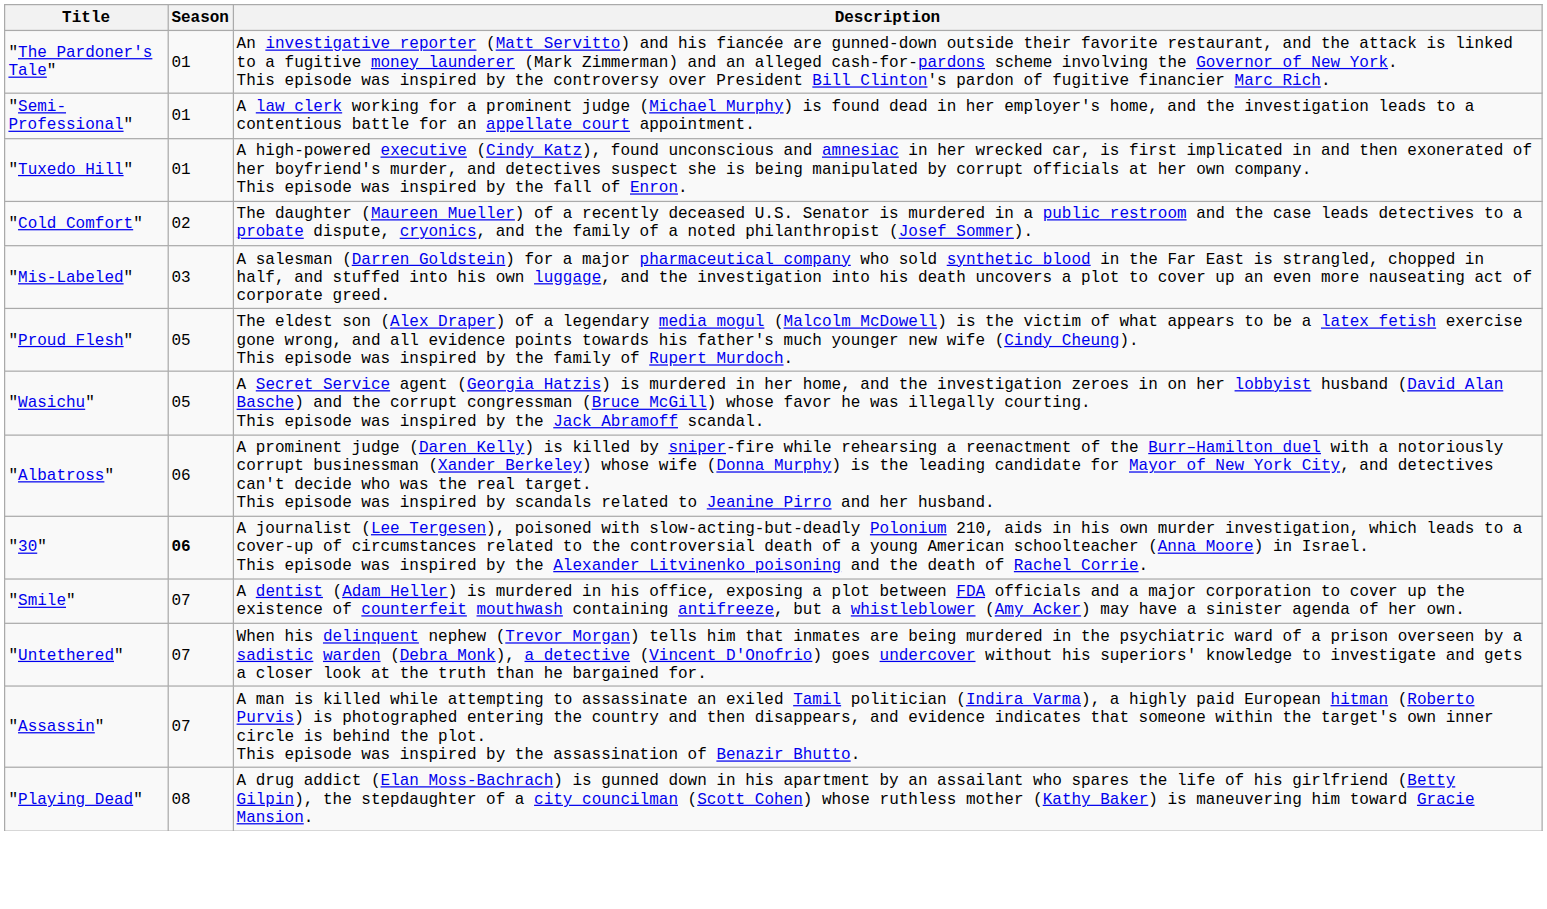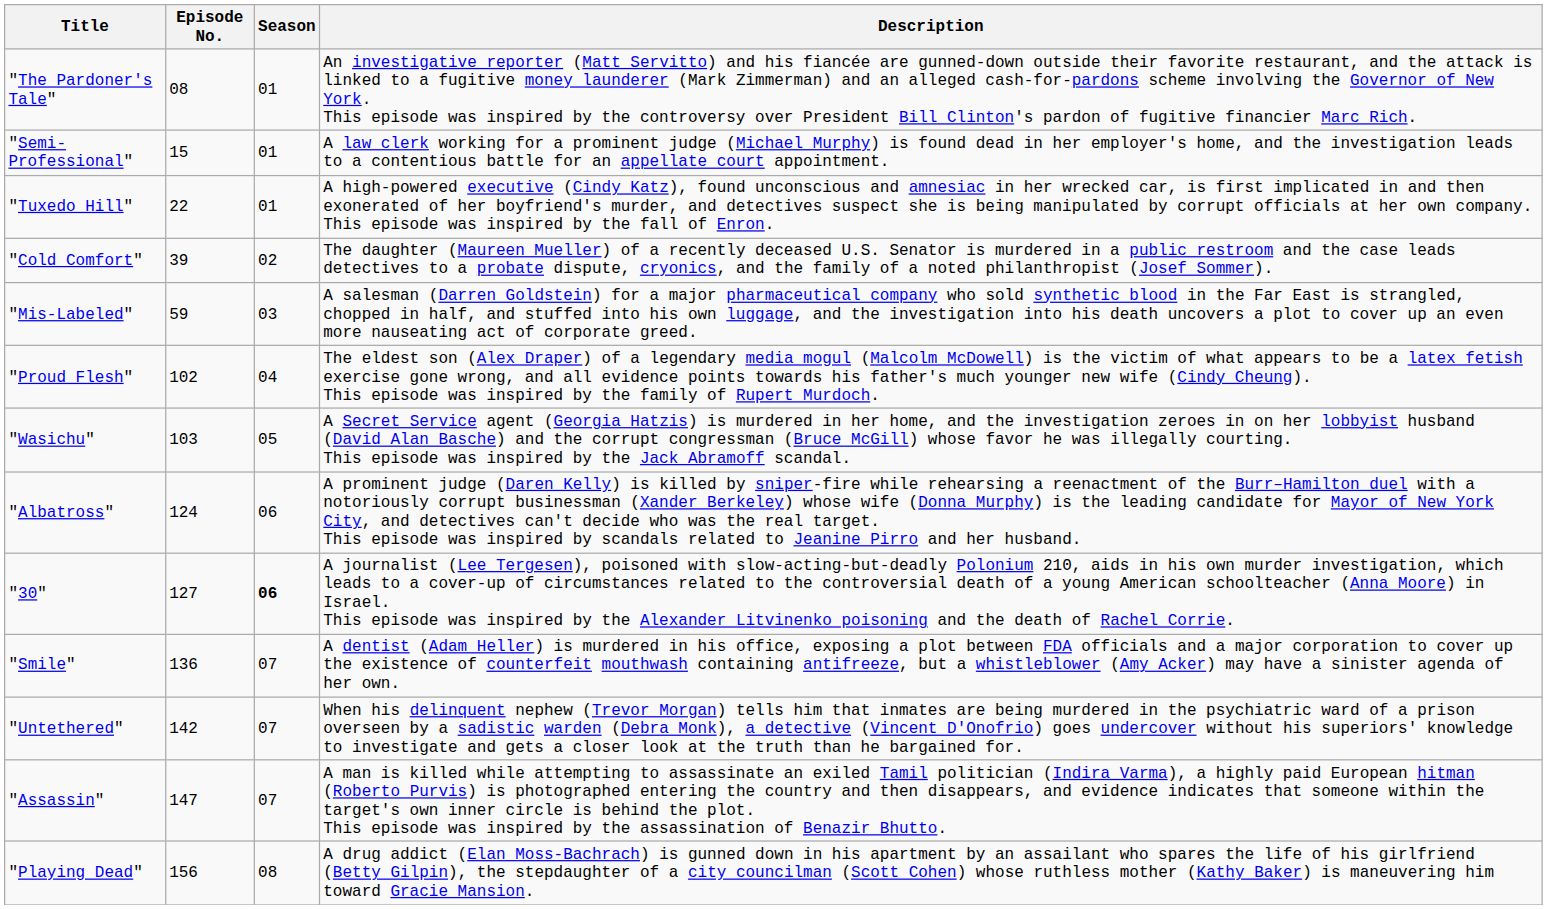+ column: (210, 27)
(181, 340) 05 -> (268, 377) 04
